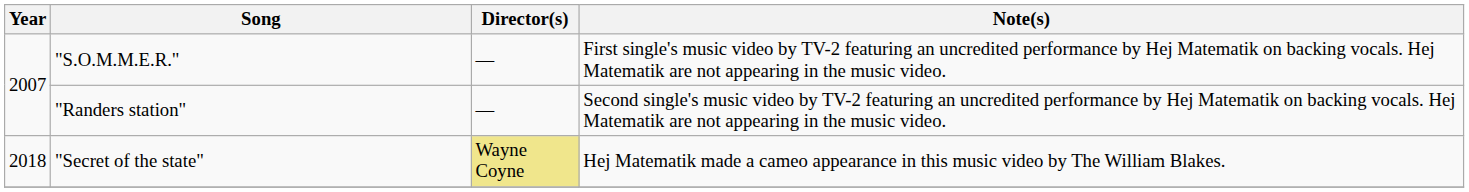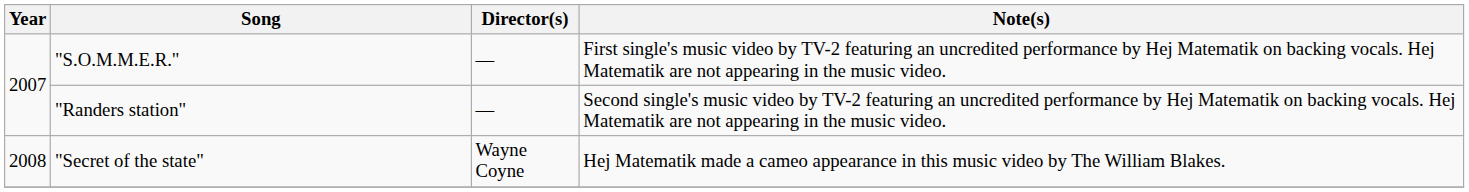(28, 161) 2018 -> (28, 161) 2008
(501, 161) khaki background -> (501, 161) no background
